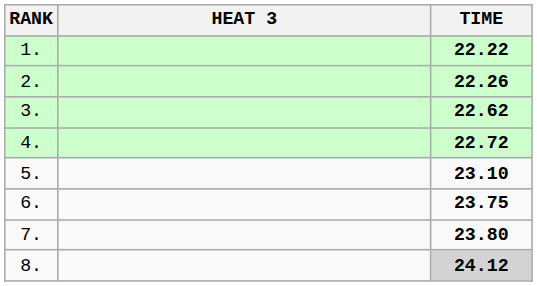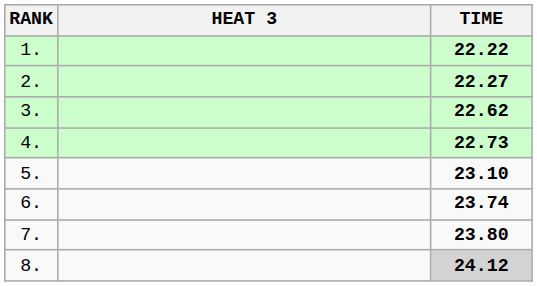(481, 81) 22.26 -> (481, 81) 22.27
(481, 142) 22.72 -> (481, 142) 22.73
(481, 204) 23.75 -> (481, 204) 23.74
